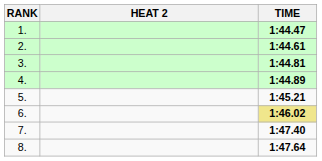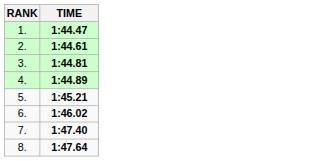- column: (149, 13)
(287, 114) khaki background -> (69, 114) no background
